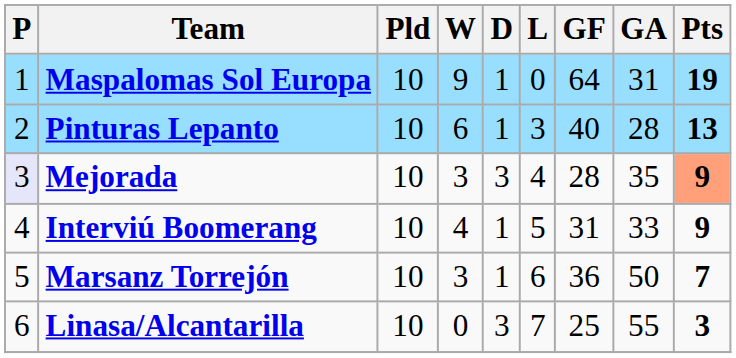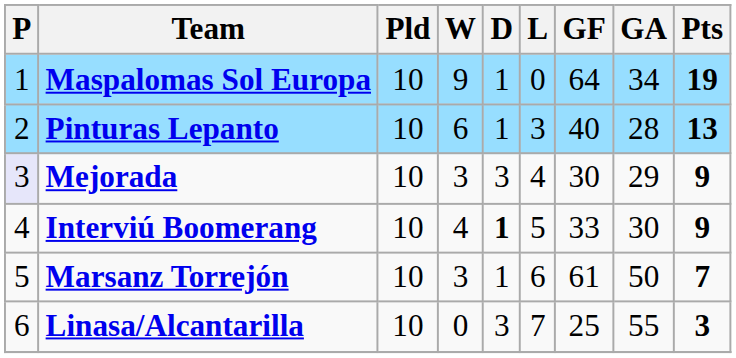(644, 78) 31 -> (644, 78) 34
(584, 177) 28 -> (584, 177) 30
(644, 177) 35 -> (644, 177) 29
(702, 177) lightsalmon background -> (702, 177) no background
(502, 227) normal -> (502, 227) bold
(584, 227) 31 -> (584, 227) 33
(644, 227) 33 -> (644, 227) 30
(584, 276) 36 -> (584, 276) 61
